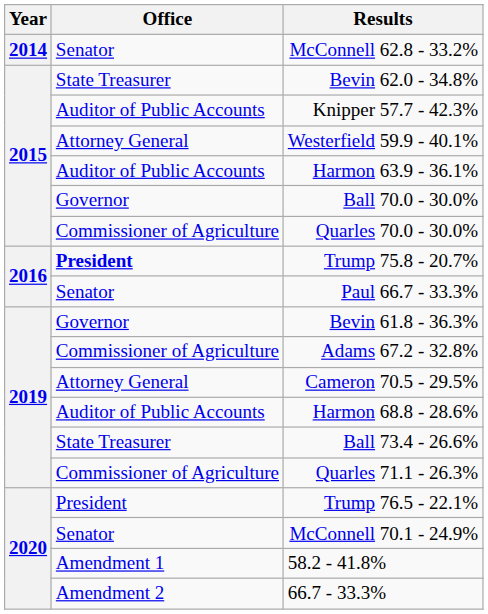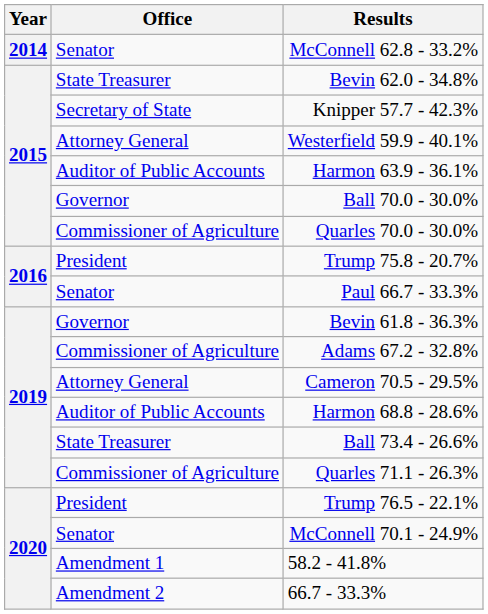(160, 110) Auditor of Public Accounts -> (124, 110) Secretary of State
(94, 261) bold -> (91, 261) normal
